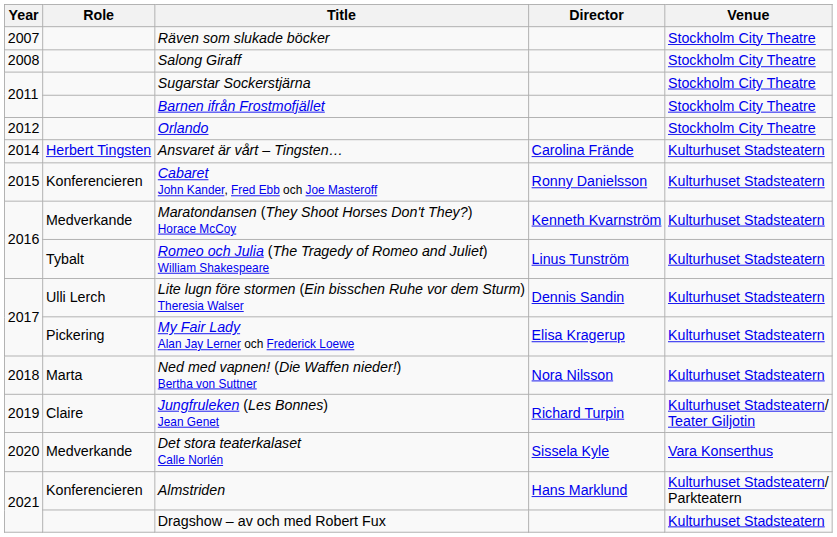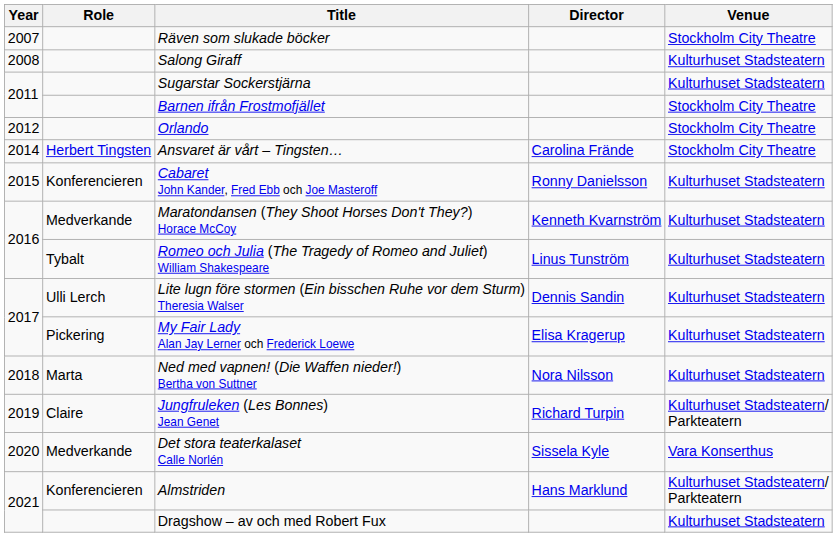(742, 60) Stockholm City Theatre -> (746, 60) Kulturhuset Stadsteatern
(742, 83) Stockholm City Theatre -> (746, 83) Kulturhuset Stadsteatern
(746, 151) Kulturhuset Stadsteatern -> (742, 151) Stockholm City Theatre
(748, 413) Kulturhuset Stadsteatern/ Teater Giljotin -> (748, 413) Kulturhuset Stadsteatern/ Parkteatern
